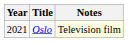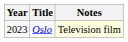(17, 29) 2021 -> (17, 29) 2023
